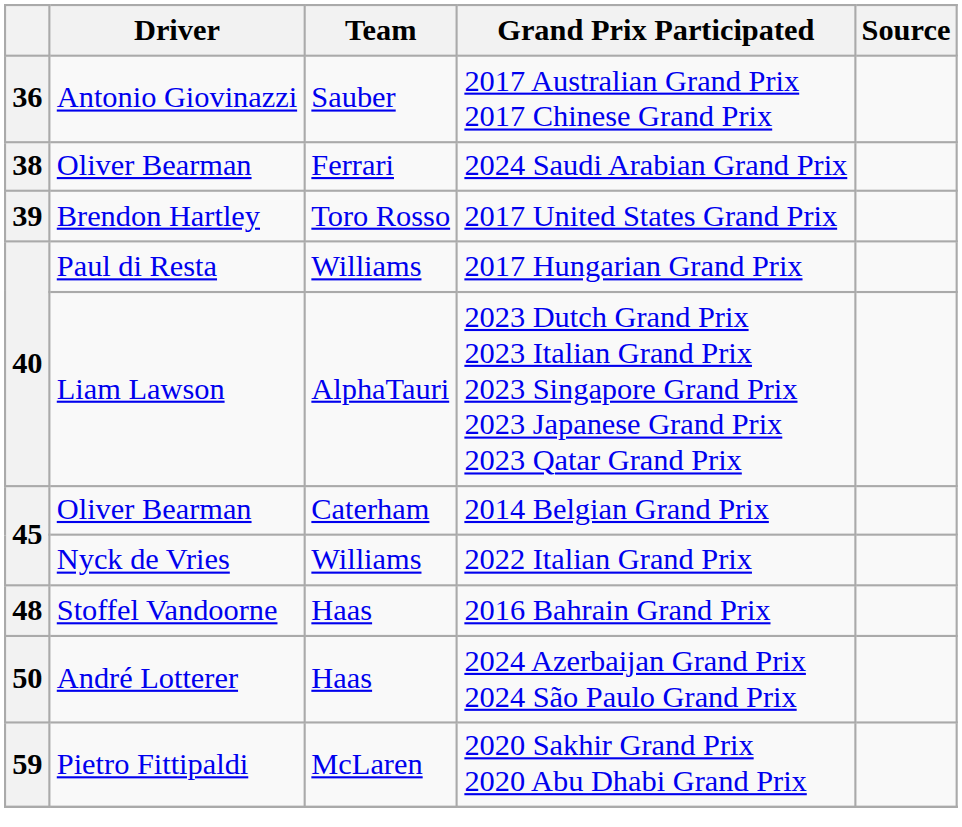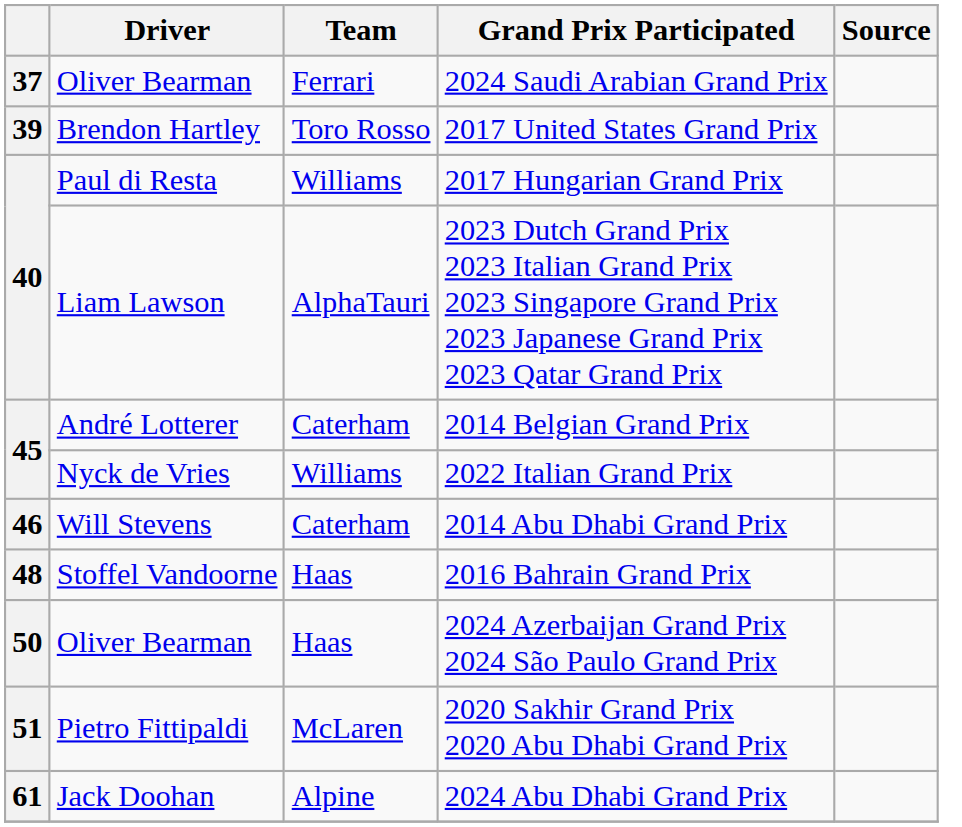- row: (632, 97)
(27, 166) 38 -> (27, 80) 37
(154, 509) Oliver Bearman -> (147, 423) André Lotterer
+ row: (616, 524)
(147, 678) André Lotterer -> (154, 642) Oliver Bearman
(27, 764) 59 -> (27, 728) 51
+ row: (616, 796)
